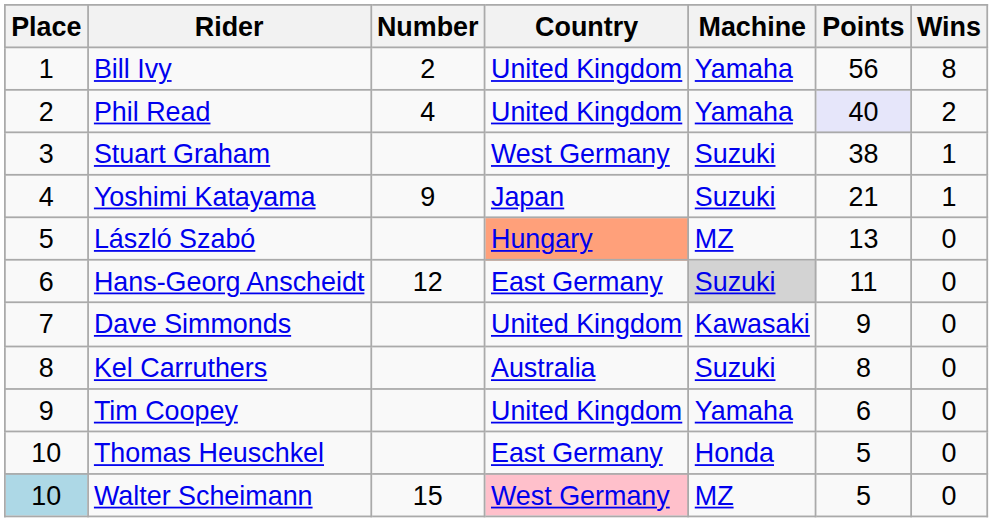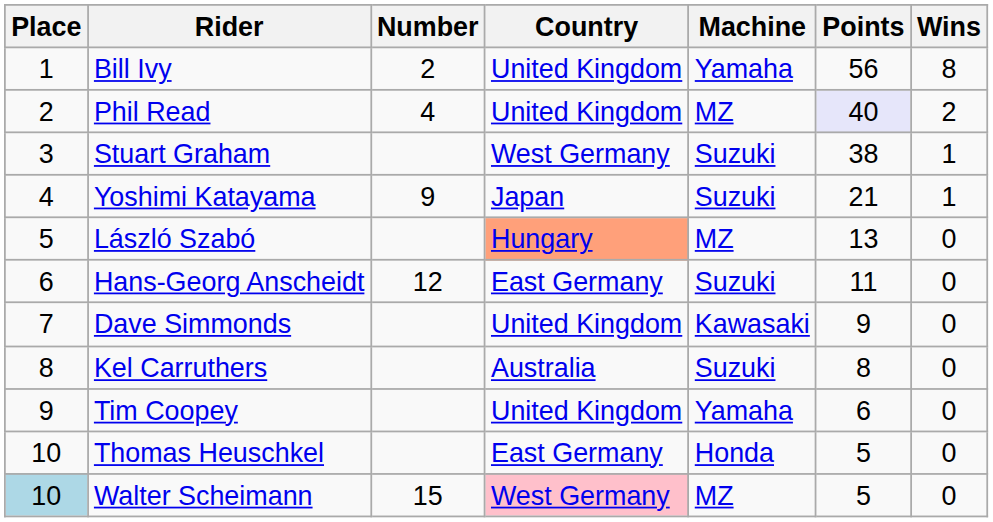(744, 112) Yamaha -> (714, 112) MZ
(735, 282) lightgrey background -> (735, 282) no background
